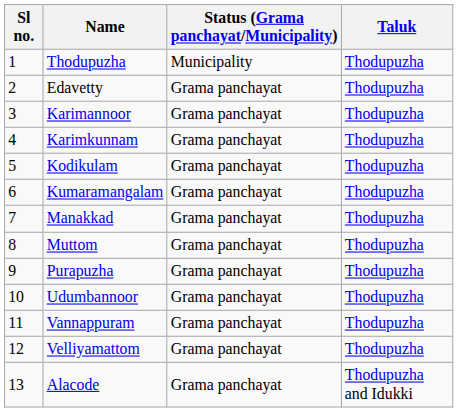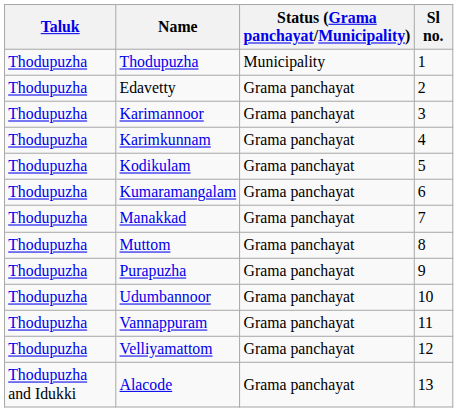columns swapped: (24, 27) <-> (397, 27)
